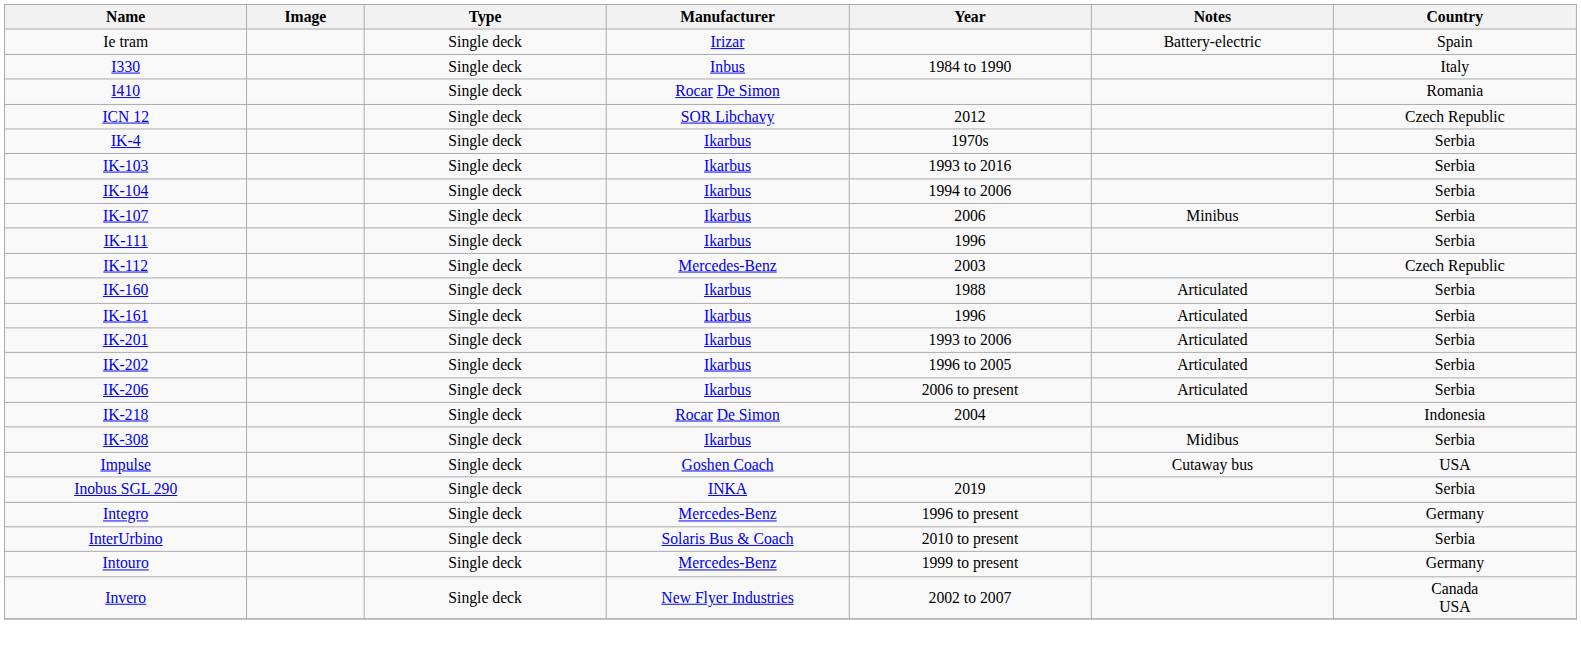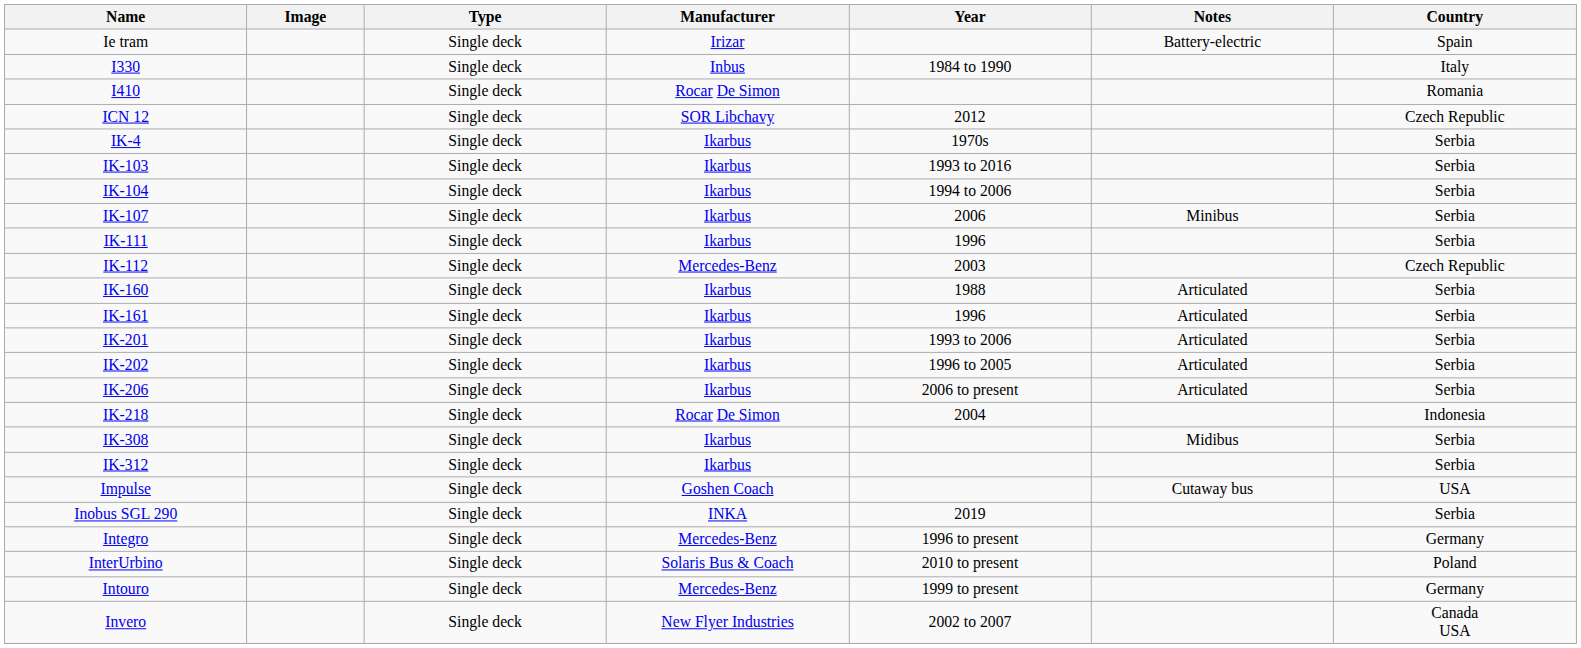+ row: (126, 464)
(1455, 539) Serbia -> (1455, 564) Poland
